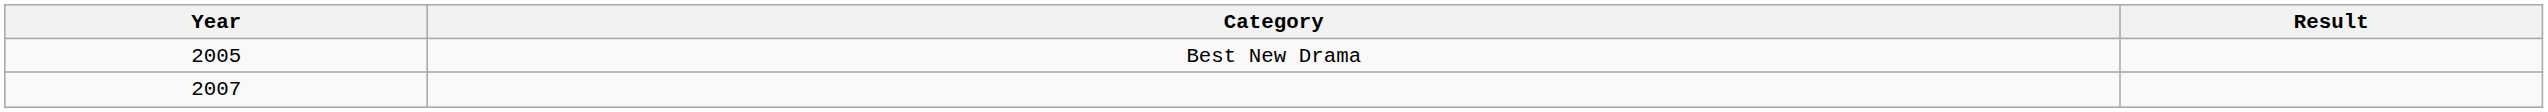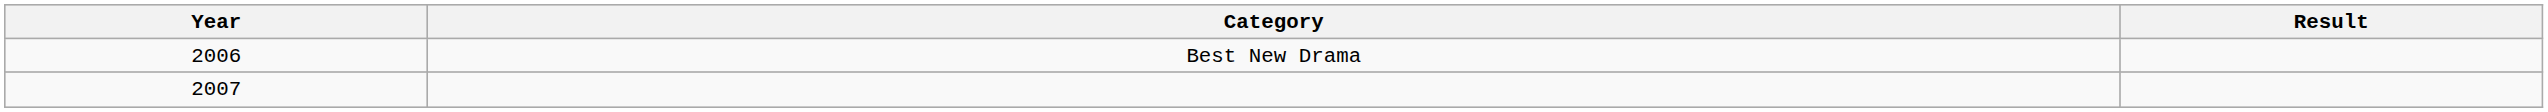(216, 56) 2005 -> (216, 56) 2006
